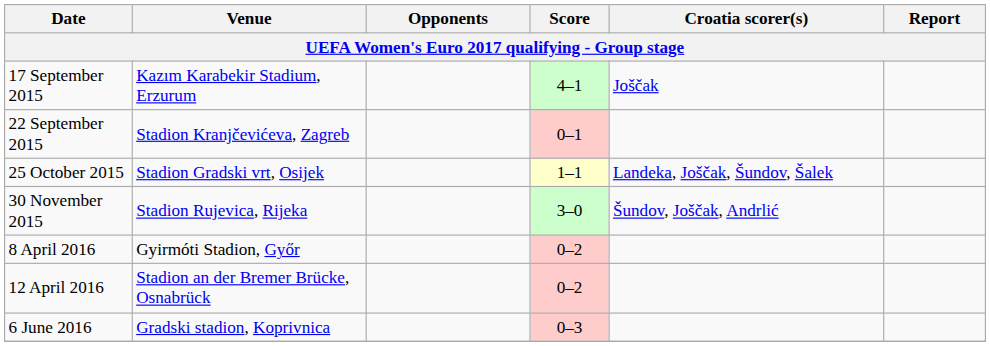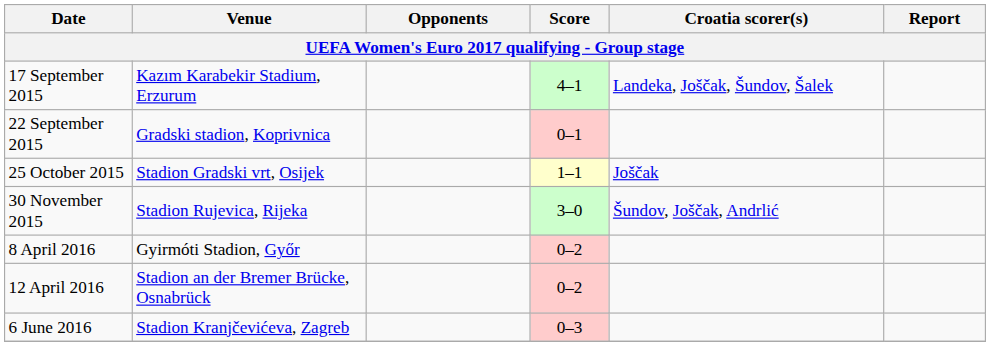(636, 85) Joščak -> (723, 85) Landeka, Joščak, Šundov, Šalek
(243, 134) Stadion Kranjčevićeva, Zagreb -> (233, 134) Gradski stadion, Koprivnica
(723, 172) Landeka, Joščak, Šundov, Šalek -> (636, 172) Joščak
(233, 326) Gradski stadion, Koprivnica -> (243, 326) Stadion Kranjčevićeva, Zagreb
